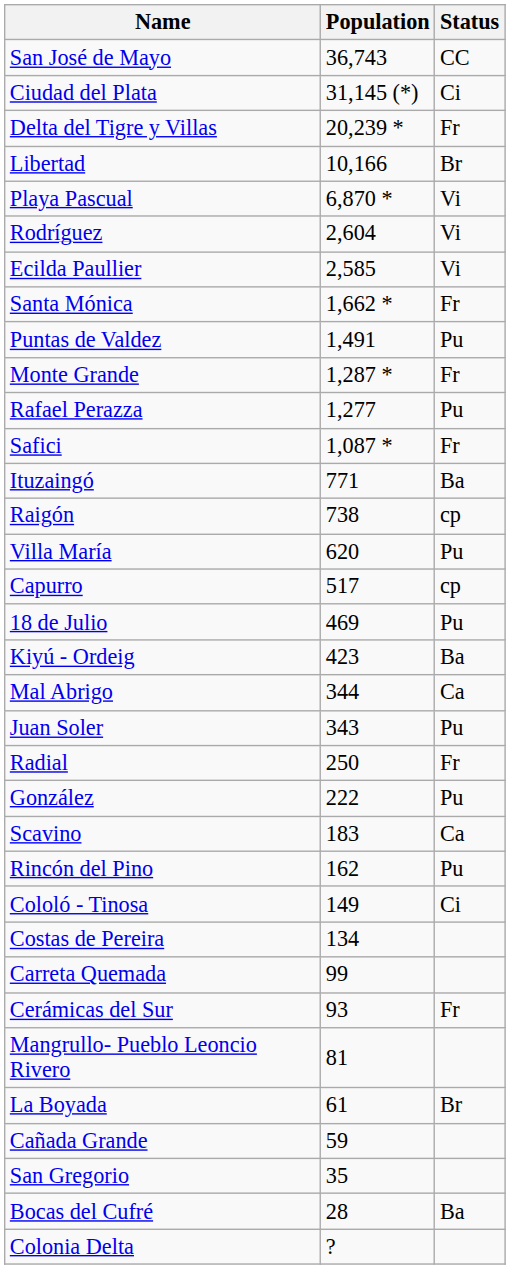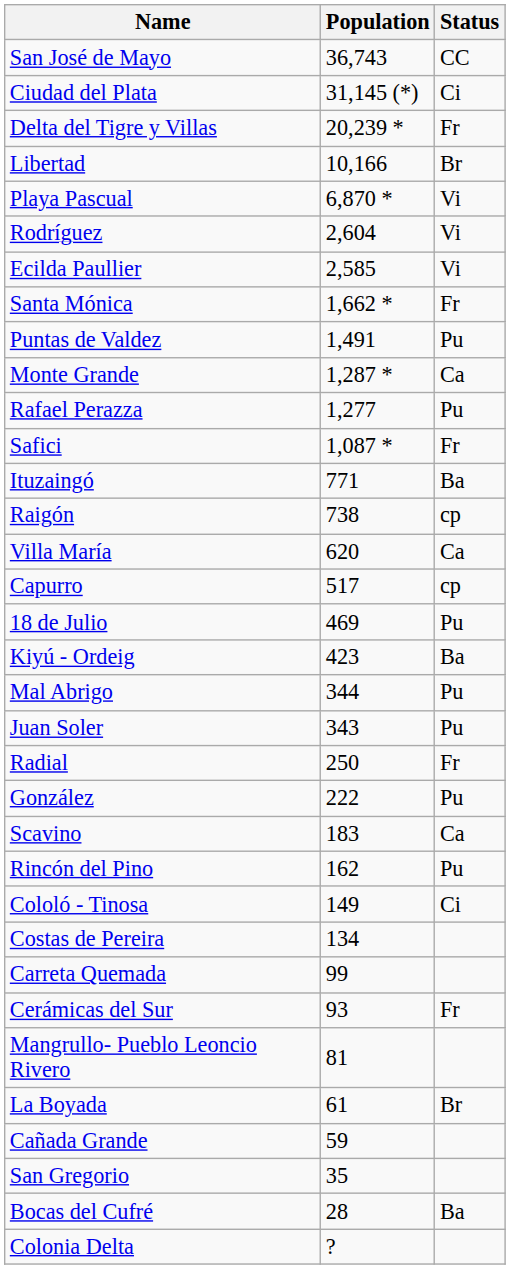(450, 374) Fr -> (452, 374) Ca
(452, 551) Pu -> (452, 551) Ca
(452, 692) Ca -> (452, 692) Pu
